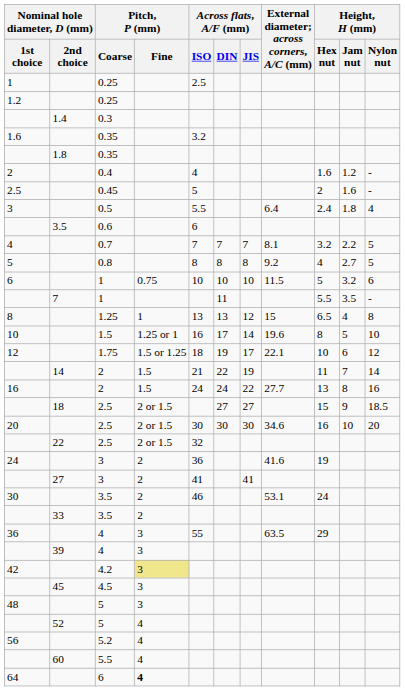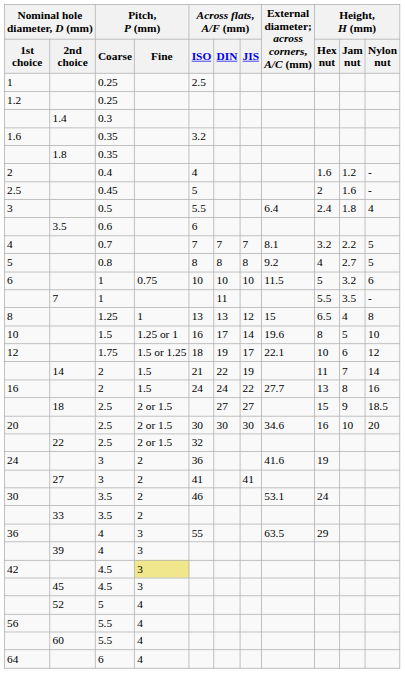(105, 569) 4.2 -> (105, 569) 4.5
- row: (13, 605)
(105, 641) 5.2 -> (105, 623) 5.5
(140, 677) bold -> (140, 659) normal
